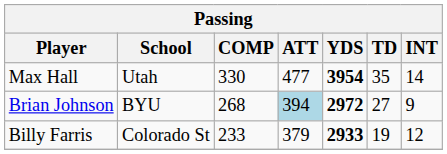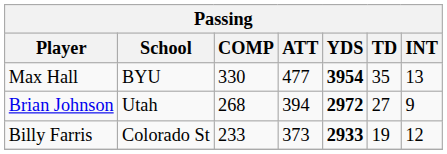(140, 76) Utah -> (141, 76) BYU
(415, 76) 14 -> (415, 76) 13
(141, 105) BYU -> (140, 105) Utah
(296, 105) lightblue background -> (296, 105) no background
(296, 134) 379 -> (296, 134) 373
